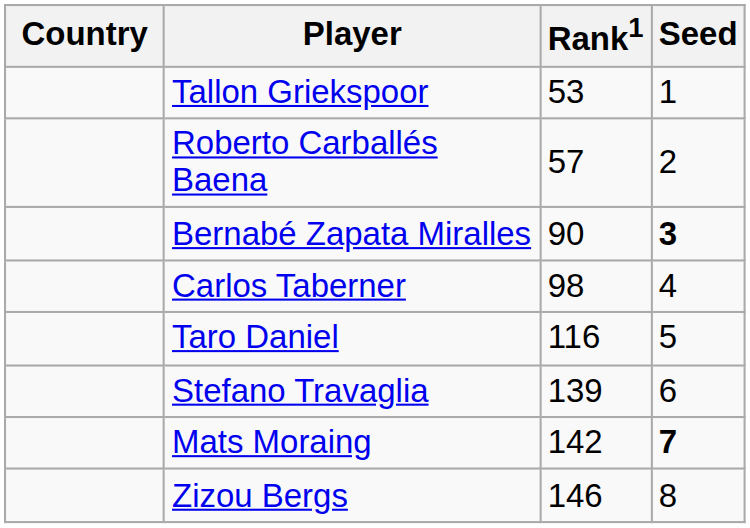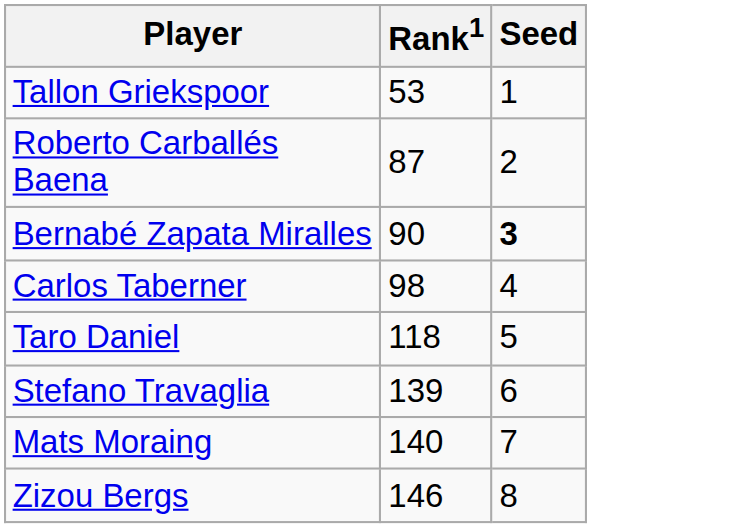- column: (85, 35)
(566, 162) 57 -> (407, 162) 87
(574, 337) 116 -> (415, 337) 118
(575, 442) 142 -> (416, 442) 140
(668, 442) bold -> (509, 442) normal
